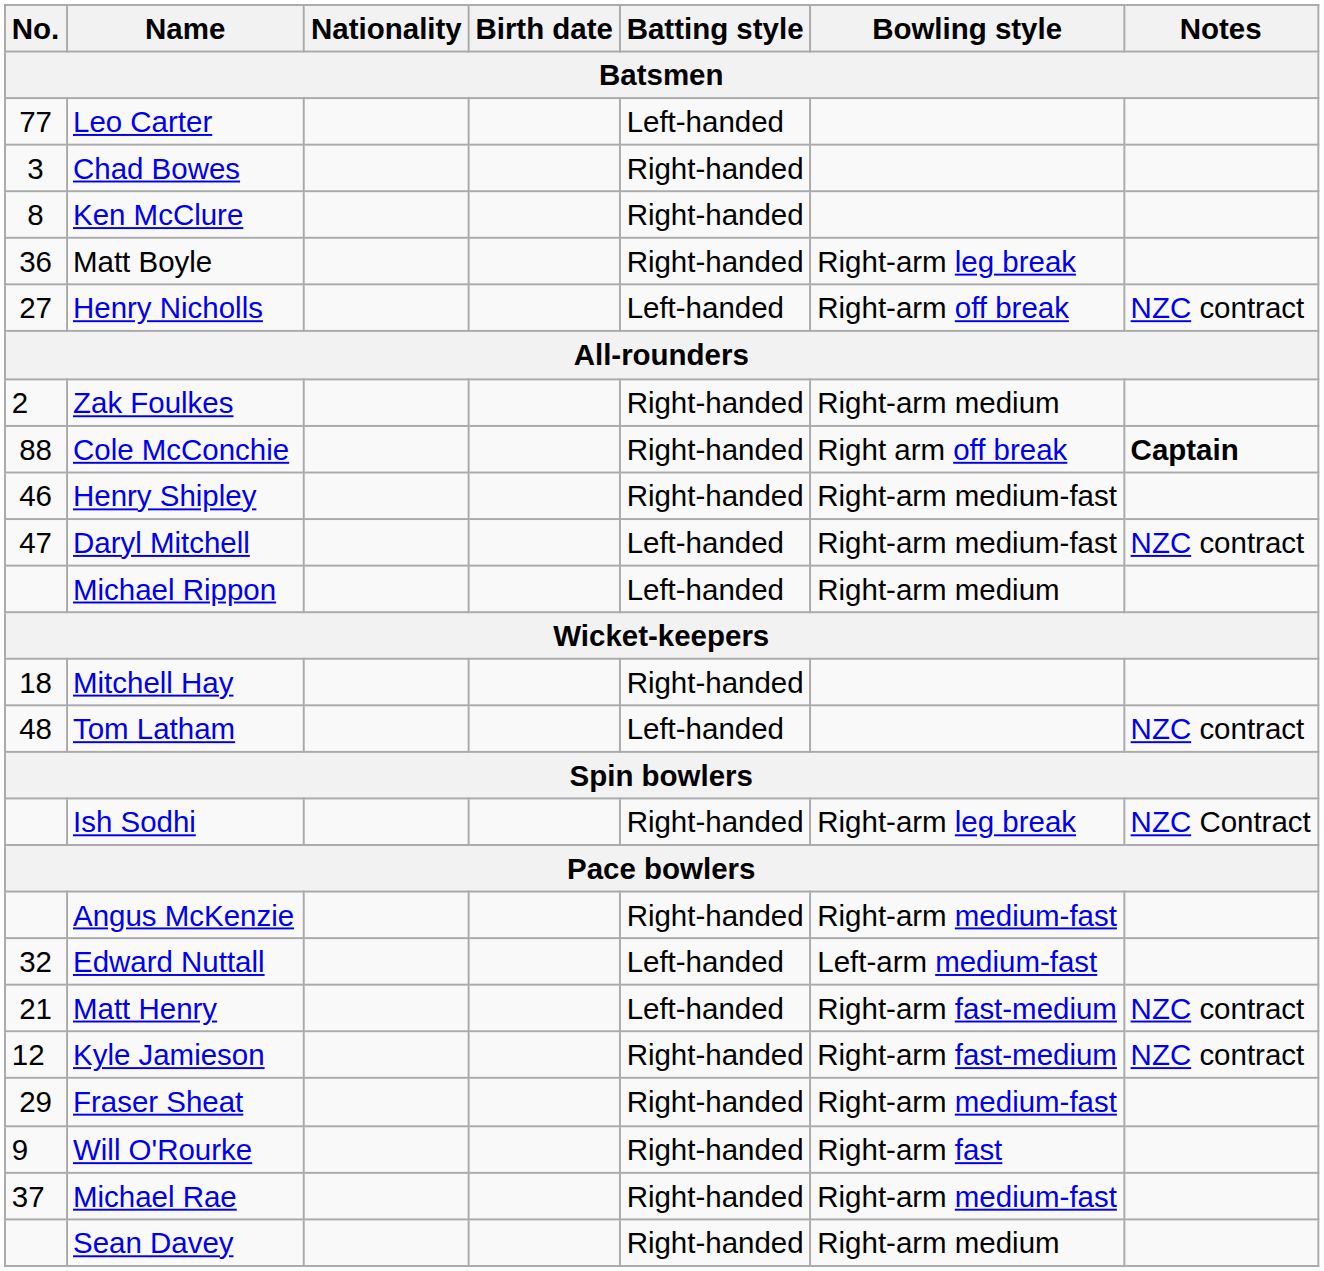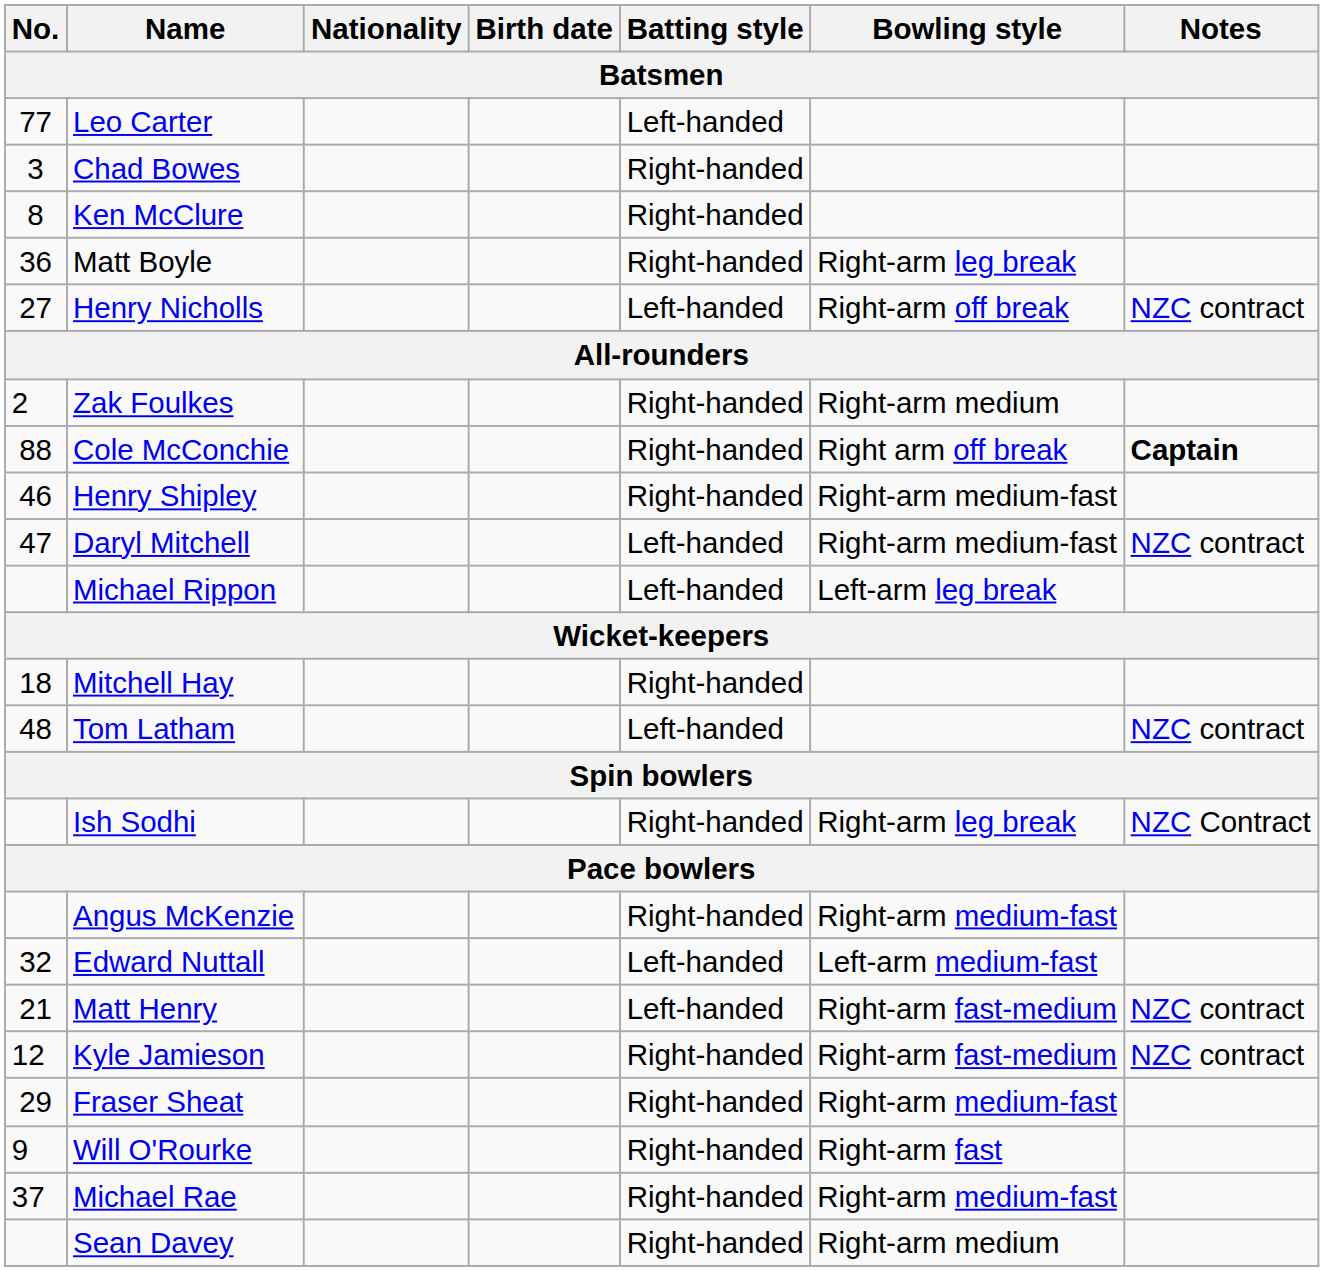(938, 589) Right-arm medium -> (937, 589) Left-arm leg break
